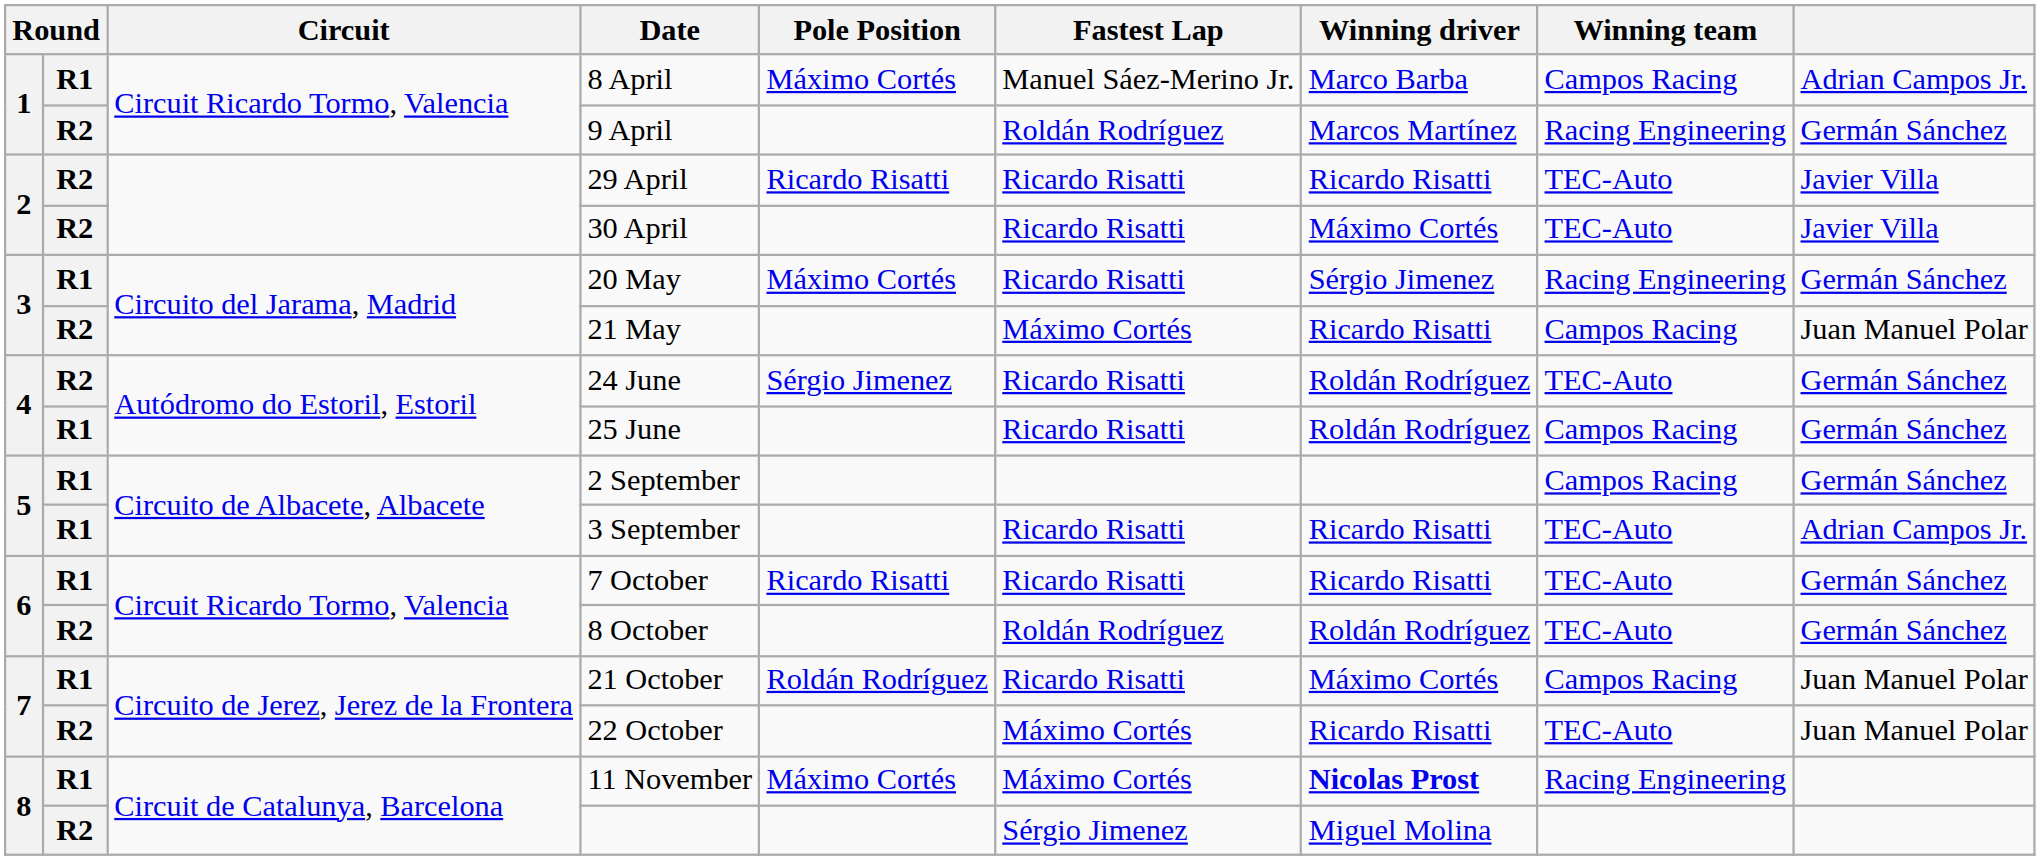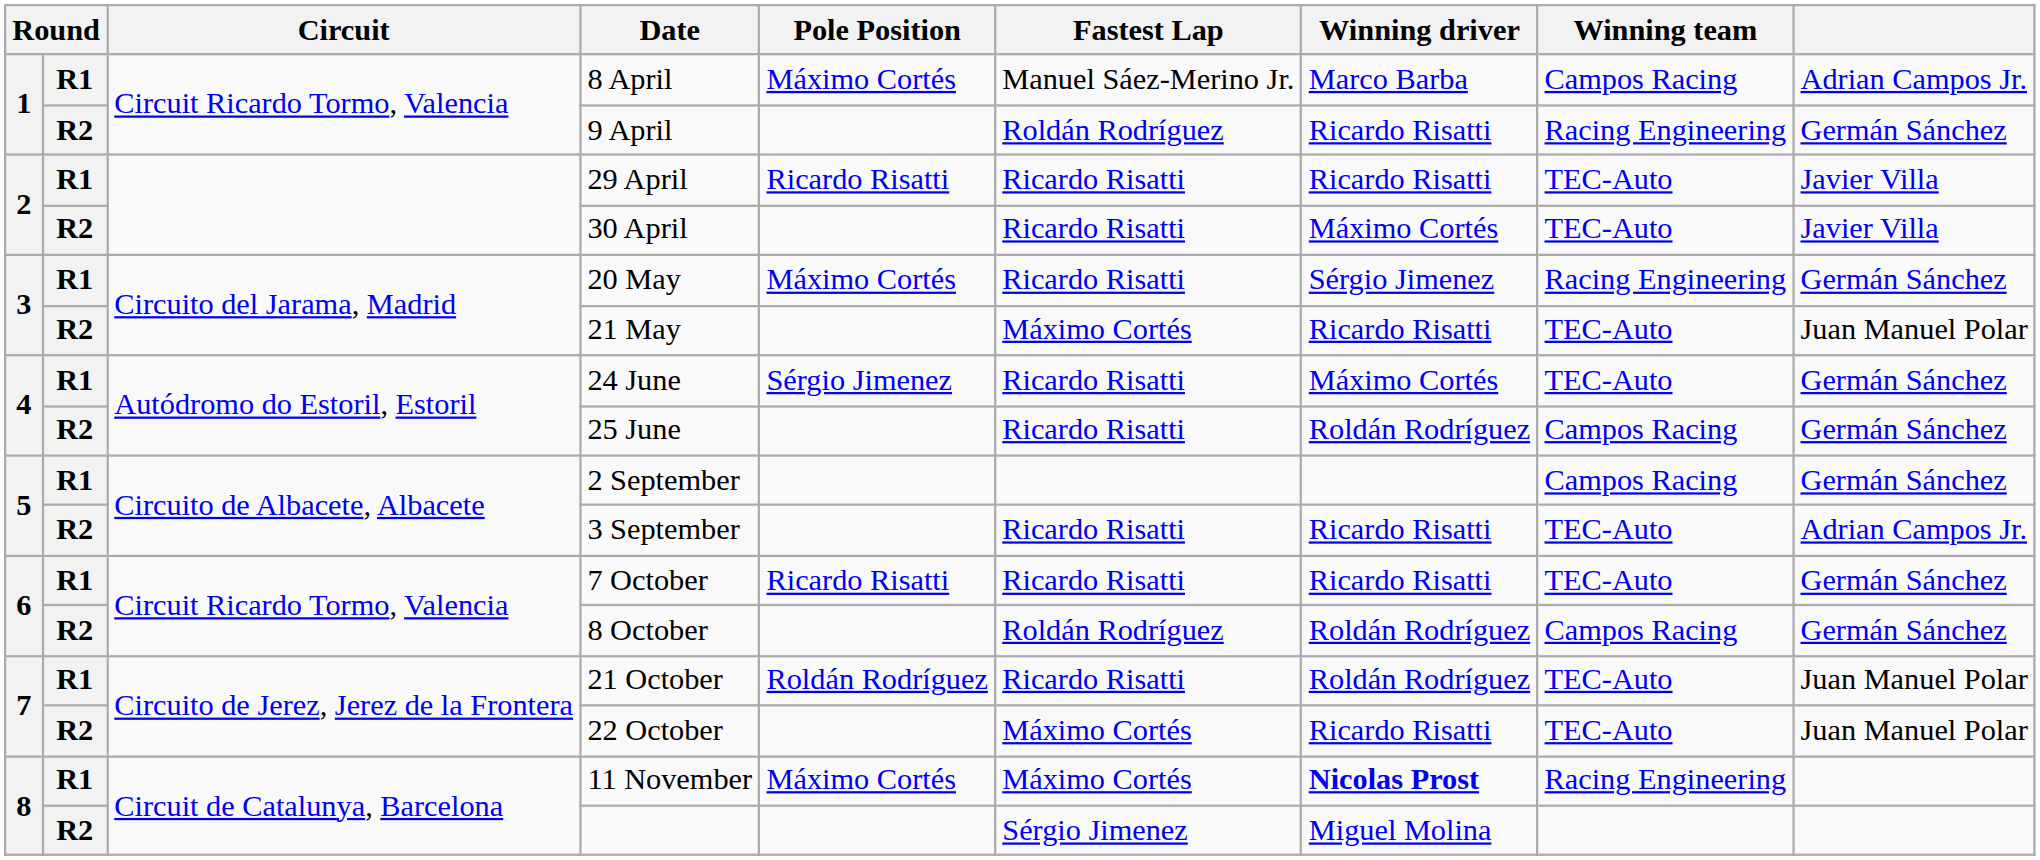(1413, 129) Marcos Martínez -> (1400, 129) Ricardo Risatti
(75, 179) R2 -> (75, 179) R1
(1641, 329) Campos Racing -> (1609, 329) TEC-Auto
(75, 379) R2 -> (75, 379) R1
(1419, 379) Roldán Rodríguez -> (1403, 379) Máximo Cortés
(75, 429) R1 -> (75, 429) R2
(75, 529) R1 -> (75, 529) R2
(1609, 629) TEC-Auto -> (1641, 629) Campos Racing
(1403, 679) Máximo Cortés -> (1419, 679) Roldán Rodríguez
(1641, 679) Campos Racing -> (1609, 679) TEC-Auto
